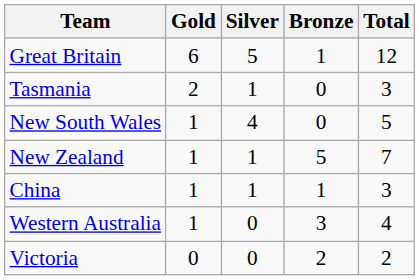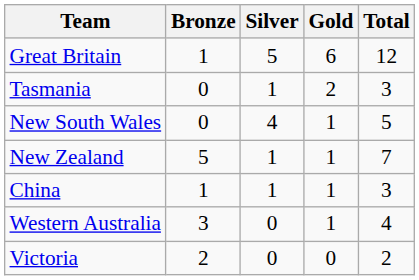columns swapped: (193, 21) <-> (321, 21)
